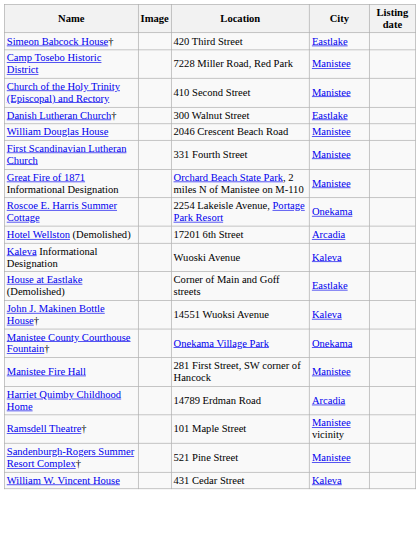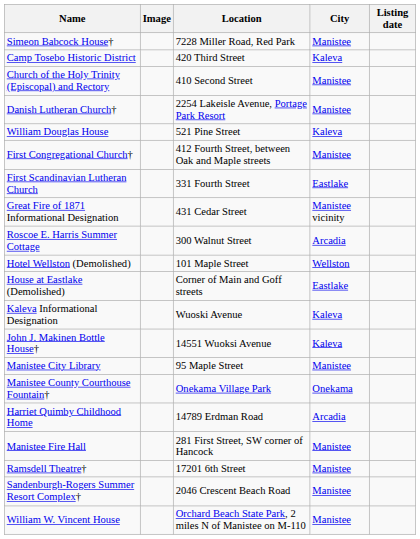(208, 41) 420 Third Street -> (235, 41) 7228 Miller Road, Red Park
(330, 41) Eastlake -> (332, 41) Manistee
(233, 64) 7228 Miller Road, Red Park -> (210, 58) 420 Third Street
(331, 64) Manistee -> (327, 58) Kaleva
(211, 115) 300 Walnut Street -> (241, 109) 2254 Lakeisle Avenue, Portage Park Resort
(330, 115) Eastlake -> (332, 109) Manistee
(231, 132) 2046 Crescent Beach Road -> (208, 132) 521 Pine Street
(331, 132) Manistee -> (327, 132) Kaleva
+ row: (70, 154)
(331, 154) Manistee -> (330, 183) Eastlake
(239, 183) Orchard Beach State Park, 2 miles N of Manistee on M-110 -> (211, 212) 431 Cedar Street
(331, 183) Manistee -> (332, 212) Manistee vicinity
(239, 212) 2254 Lakeisle Avenue, Portage Park Resort -> (214, 240) 300 Walnut Street
(332, 212) Onekama -> (329, 240) Arcadia
(208, 234) 17201 6th Street -> (212, 263) 101 Maple Street
(329, 234) Arcadia -> (331, 263) Wellston
rows swapped: (45, 286) <-> (52, 257)
+ row: (54, 366)
rows swapped: (46, 372) <-> (64, 400)
(210, 429) 101 Maple Street -> (211, 468) 17201 6th Street
(331, 429) Manistee vicinity -> (332, 468) Manistee
(206, 457) 521 Pine Street -> (233, 491) 2046 Crescent Beach Road
(209, 480) 431 Cedar Street -> (241, 520) Orchard Beach State Park, 2 miles N of Manistee on M-110
(327, 480) Kaleva -> (332, 520) Manistee
